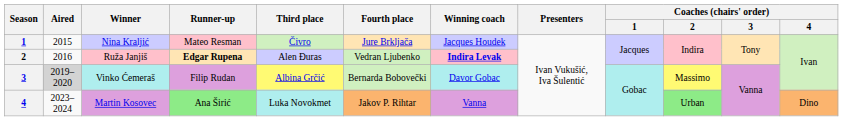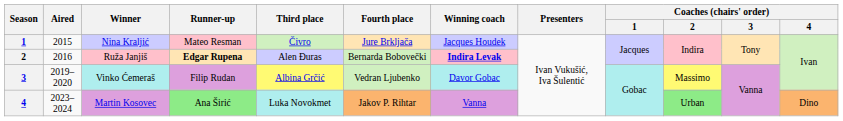(387, 57) Vedran Ljubenko -> (387, 57) Bernarda Bobovečki
(62, 78) lightgrey background -> (62, 78) no background
(387, 78) Bernarda Bobovečki -> (387, 78) Vedran Ljubenko
